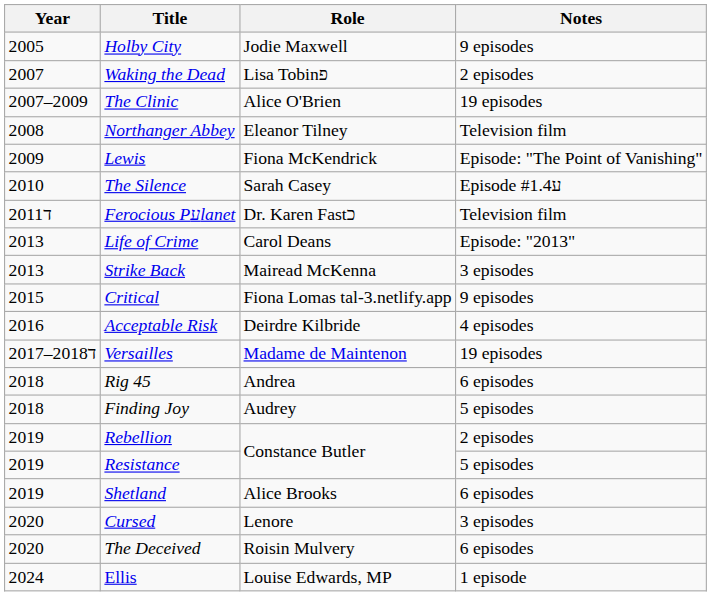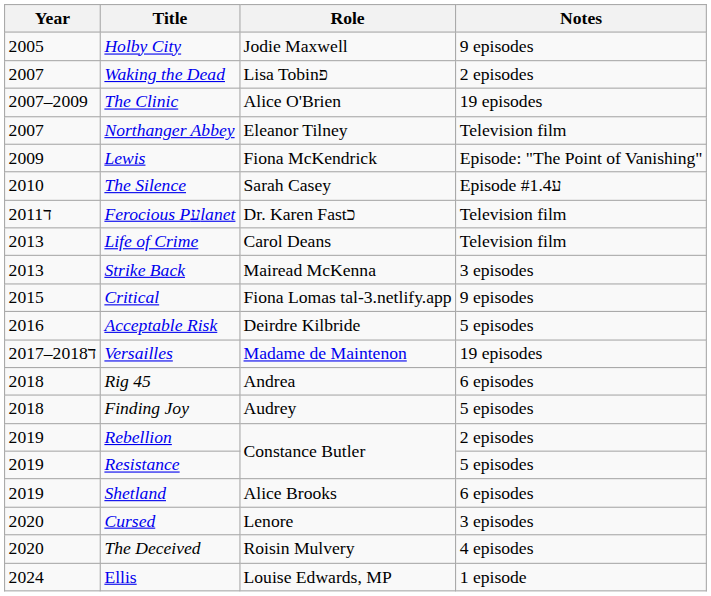(26, 130) 2008 -> (26, 130) 2007
(517, 241) Episode: "2013" -> (513, 241) Television film
(497, 325) 4 episodes -> (497, 325) 5 episodes
(497, 548) 6 episodes -> (497, 548) 4 episodes
